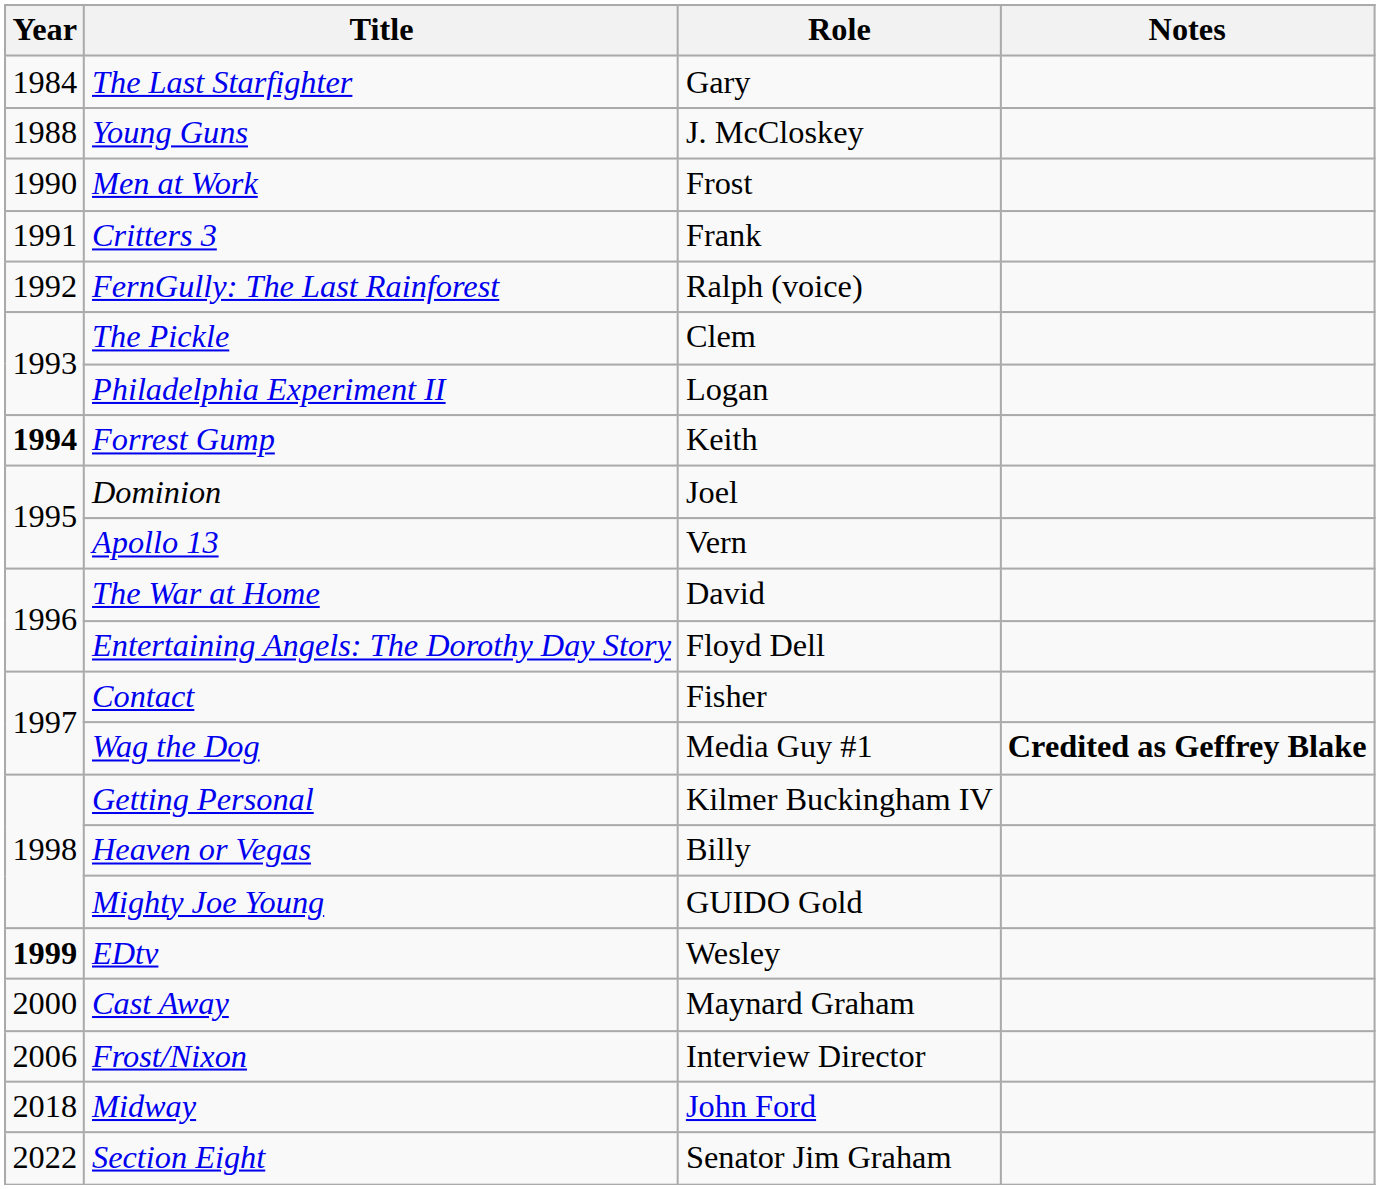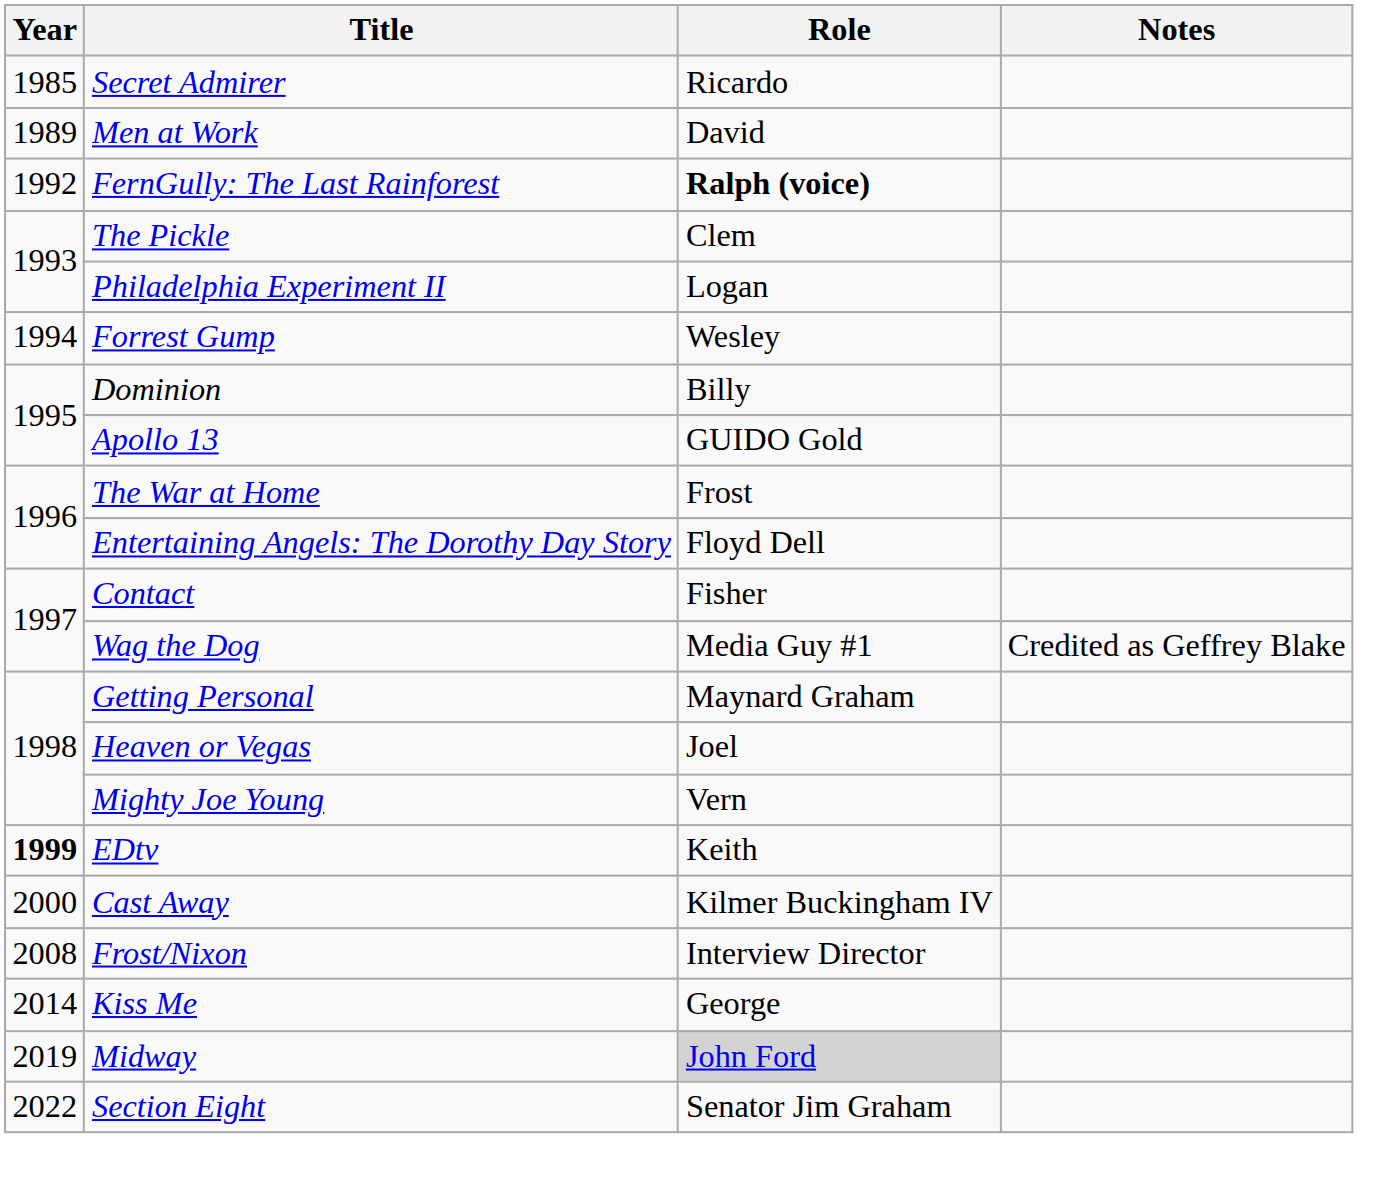- row: (222, 81)
+ row: (189, 81)
- row: (170, 132)
(45, 183) 1990 -> (45, 132) 1989
(719, 183) Frost -> (725, 132) David
- row: (154, 235)
(774, 286) normal -> (778, 183) bold
(45, 440) bold -> (45, 337) normal
(722, 440) Keith -> (733, 337) Wesley
(712, 491) Joel -> (718, 388) Billy
(716, 542) Vern -> (774, 440) GUIDO Gold
(725, 593) David -> (719, 491) Frost
(1187, 747) bold -> (1177, 645) normal
(839, 798) Kilmer Buckingham IV -> (800, 696) Maynard Graham
(718, 850) Billy -> (712, 747) Joel
(774, 901) GUIDO Gold -> (716, 798) Vern
(733, 952) Wesley -> (722, 850) Keith
(800, 1004) Maynard Graham -> (839, 901) Kilmer Buckingham IV
(45, 1055) 2006 -> (45, 952) 2008
+ row: (145, 1004)
(45, 1106) 2018 -> (45, 1055) 2019
(751, 1106) no background -> (751, 1055) lightgrey background
